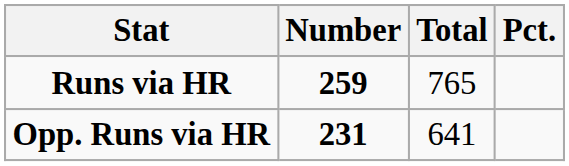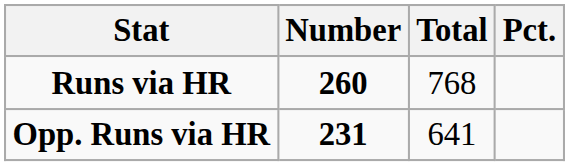(343, 82) 259 -> (343, 82) 260
(452, 82) 765 -> (452, 82) 768
